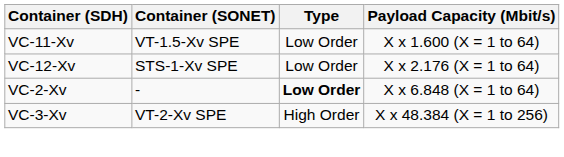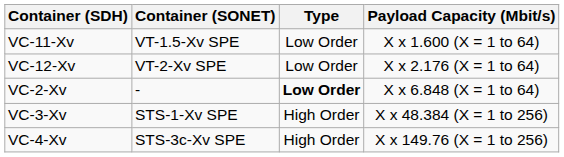(186, 66) STS-1-Xv SPE -> (181, 66) VT-2-Xv SPE
(181, 115) VT-2-Xv SPE -> (186, 115) STS-1-Xv SPE
+ row: (37, 139)
